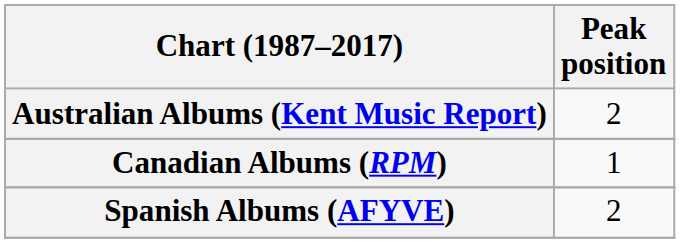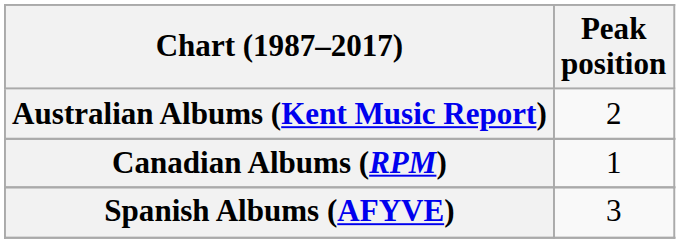(614, 211) 2 -> (614, 211) 3
